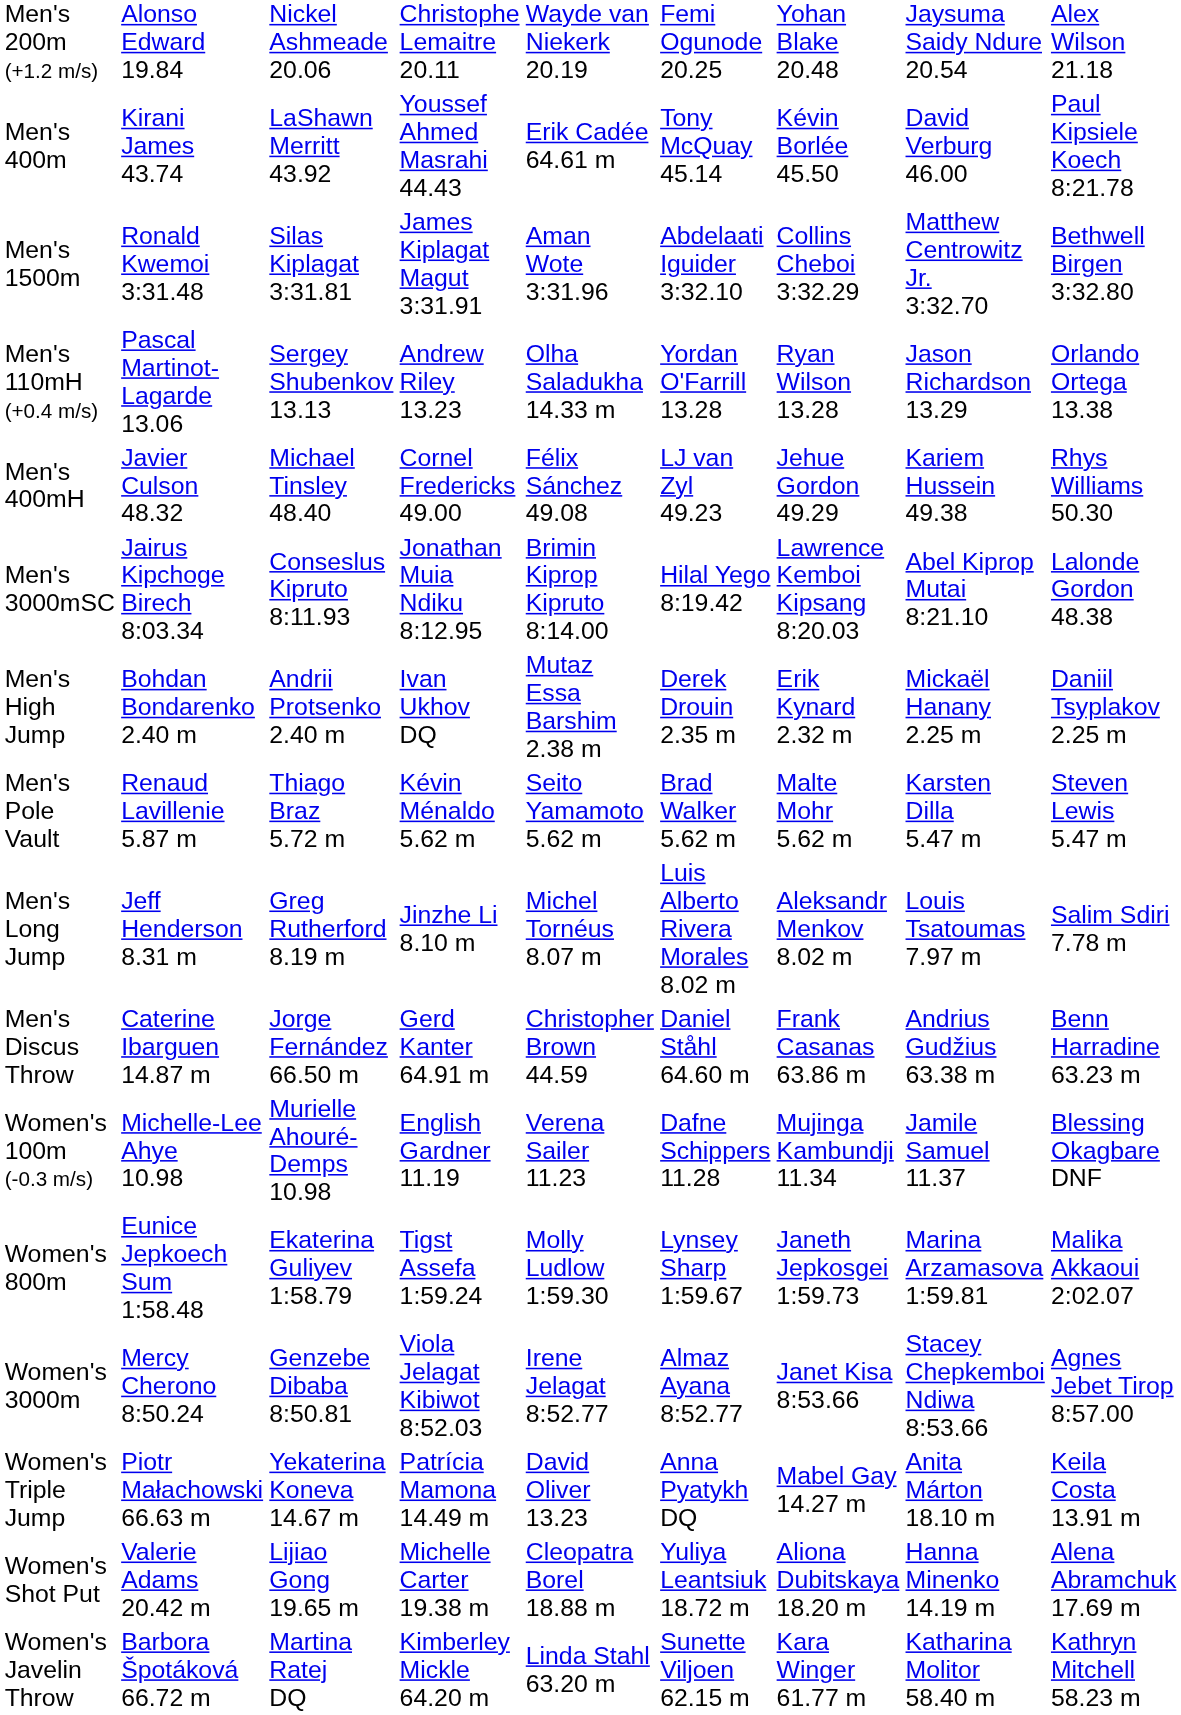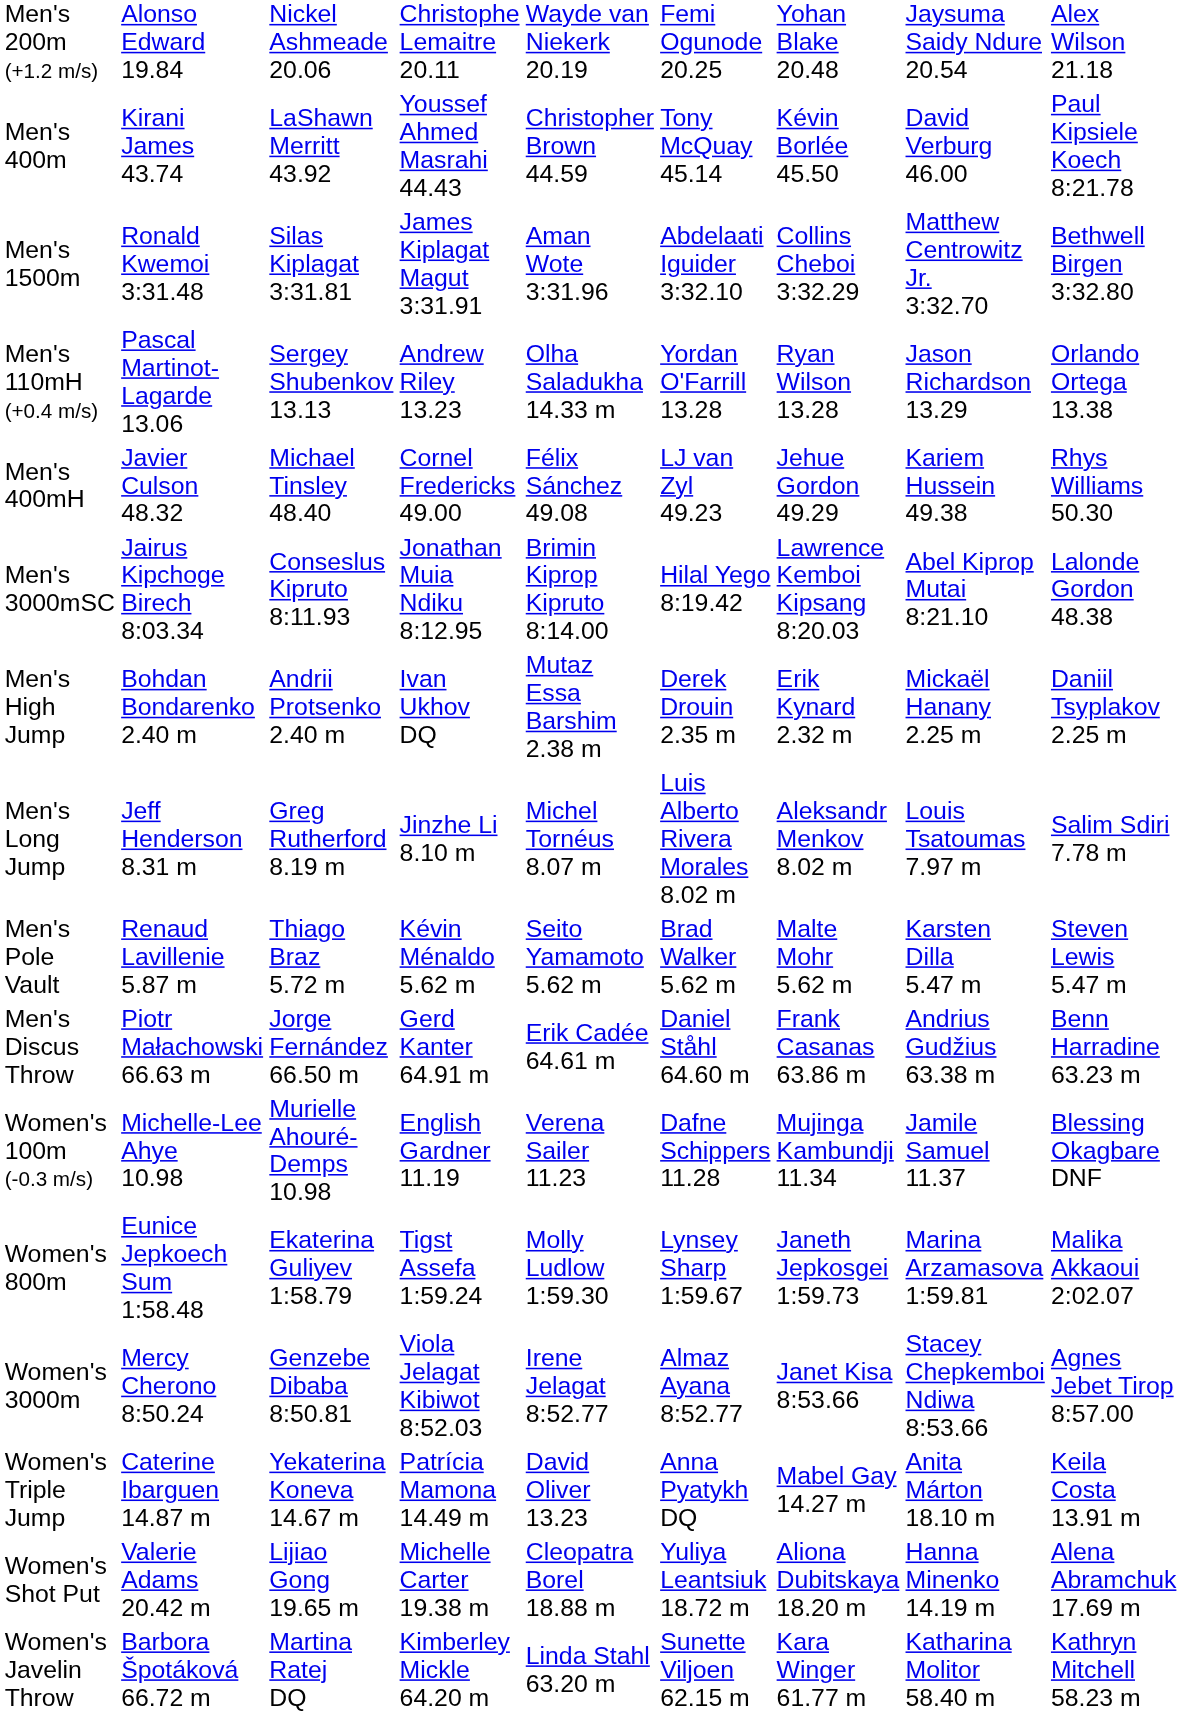(587, 146) Erik Cadée 64.61 m -> (590, 146) Christopher Brown 44.59
rows swapped: (37, 811) <-> (37, 928)
(170, 1046) Caterine Ibarguen 14.87 m -> (192, 1046) Piotr Małachowski 66.63 m
(590, 1046) Christopher Brown 44.59 -> (587, 1046) Erik Cadée 64.61 m
(192, 1489) Piotr Małachowski 66.63 m -> (170, 1489) Caterine Ibarguen 14.87 m
